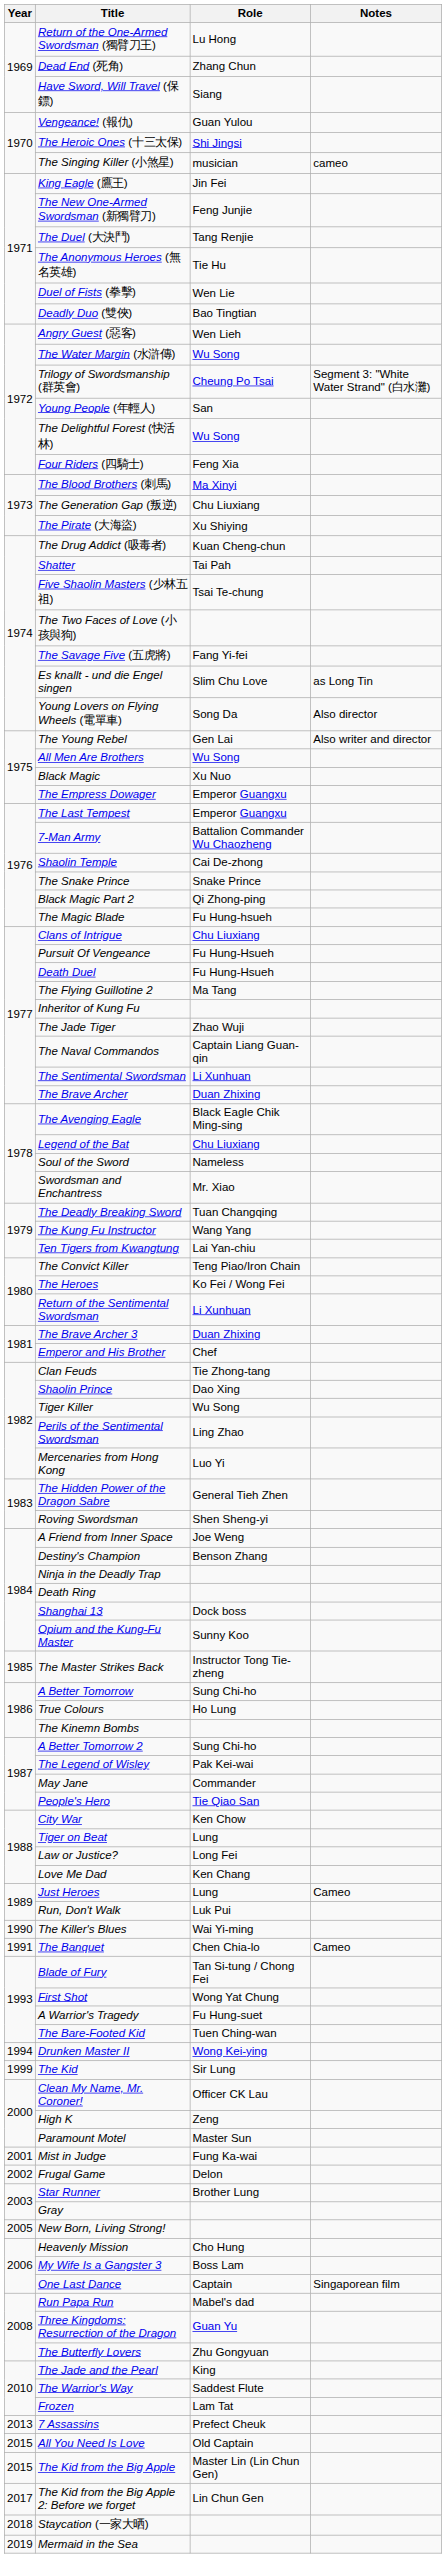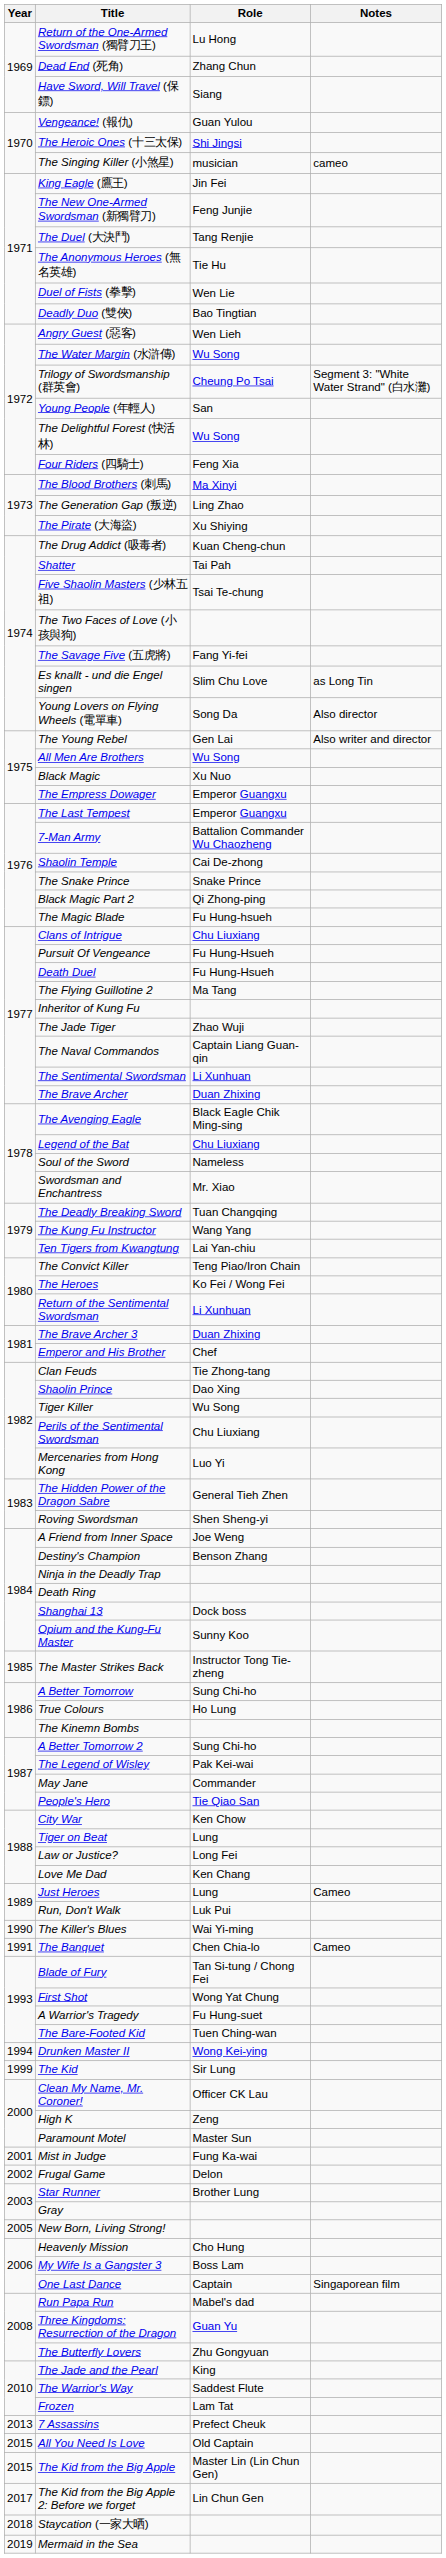(226, 505) Chu Liuxiang -> (218, 505) Ling Zhao
(218, 1432) Ling Zhao -> (226, 1432) Chu Liuxiang
